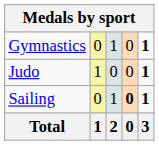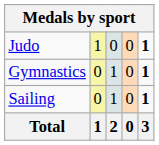rows swapped: (47, 45) <-> (24, 72)
(129, 99) bold -> (129, 99) normal
